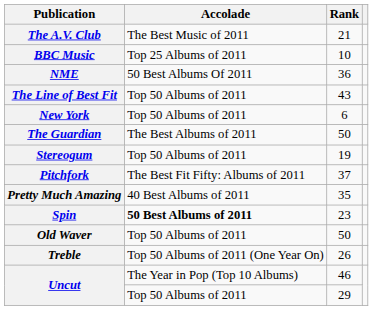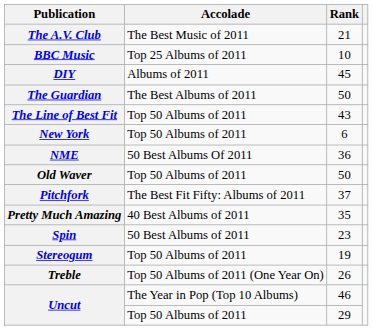+ row: (64, 74)
rows swapped: (64, 134) <-> (64, 74)
rows swapped: (64, 235) <-> (64, 154)
(190, 214) bold -> (188, 235) normal
